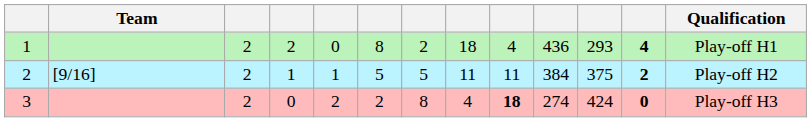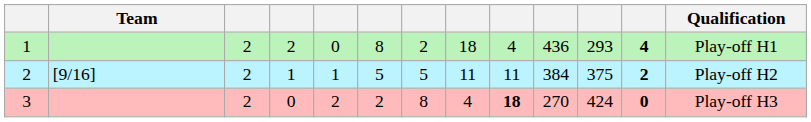(556, 102) 274 -> (556, 102) 270
